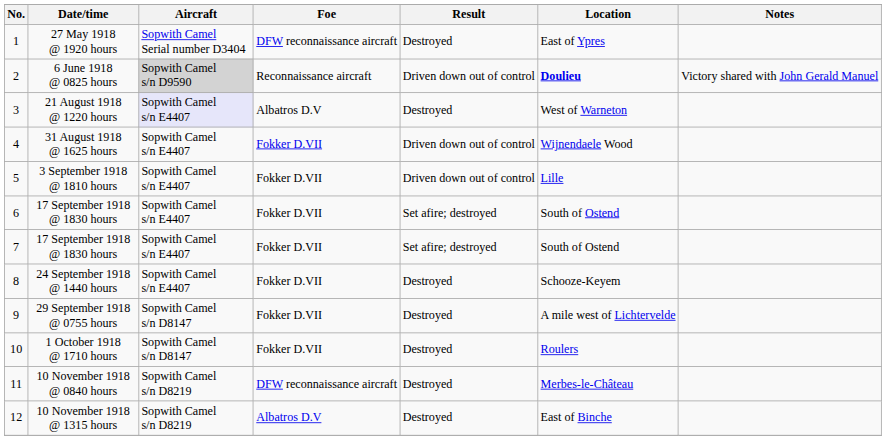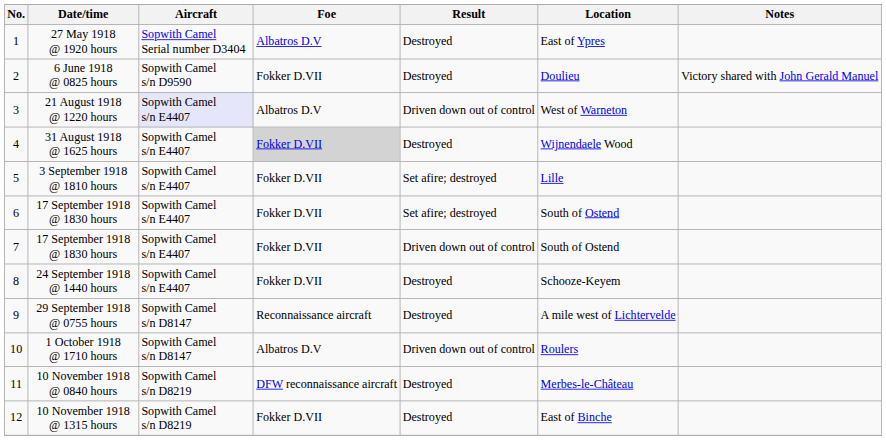(327, 41) DFW reconnaissance aircraft -> (289, 41) Albatros D.V
(179, 76) lightgrey background -> (179, 76) no background
(314, 76) Reconnaissance aircraft -> (289, 76) Fokker D.VII
(469, 76) Driven down out of control -> (428, 76) Destroyed
(561, 76) bold -> (560, 76) normal
(428, 110) Destroyed -> (469, 110) Driven down out of control
(289, 144) no background -> (289, 144) lightgrey background
(469, 144) Driven down out of control -> (428, 144) Destroyed
(469, 178) Driven down out of control -> (450, 178) Set afire; destroyed
(450, 247) Set afire; destroyed -> (469, 247) Driven down out of control
(289, 315) Fokker D.VII -> (314, 315) Reconnaissance aircraft
(289, 350) Fokker D.VII -> (289, 350) Albatros D.V
(428, 350) Destroyed -> (469, 350) Driven down out of control
(289, 418) Albatros D.V -> (289, 418) Fokker D.VII
